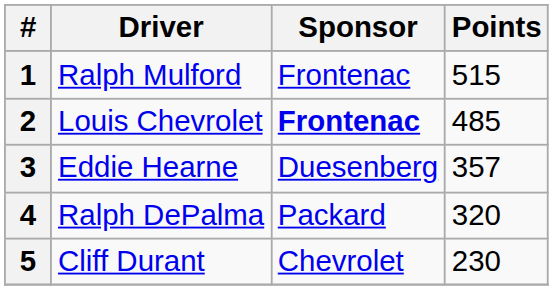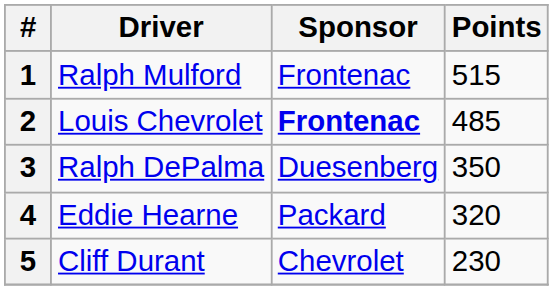(148, 167) Eddie Hearne -> (161, 167) Ralph DePalma
(476, 167) 357 -> (476, 167) 350
(161, 214) Ralph DePalma -> (148, 214) Eddie Hearne
